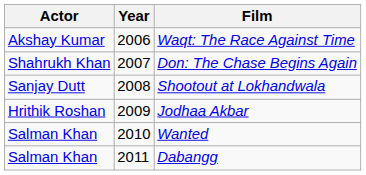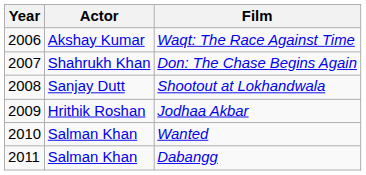columns swapped: (134, 16) <-> (59, 16)
